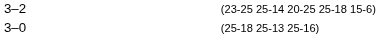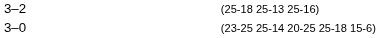(298, 10) (23-25 25-14 20-25 25-18 15-6) -> (270, 10) (25-18 25-13 25-16)
(270, 28) (25-18 25-13 25-16) -> (298, 28) (23-25 25-14 20-25 25-18 15-6)
